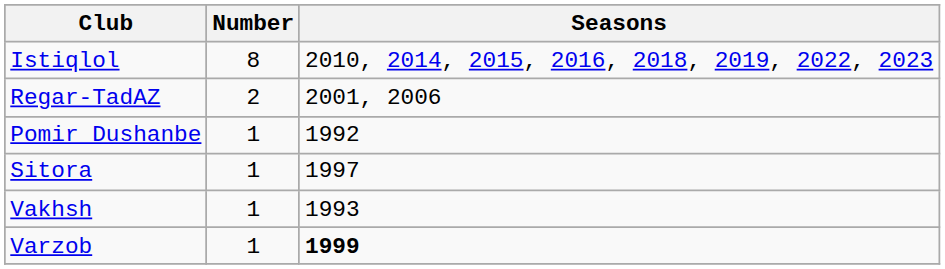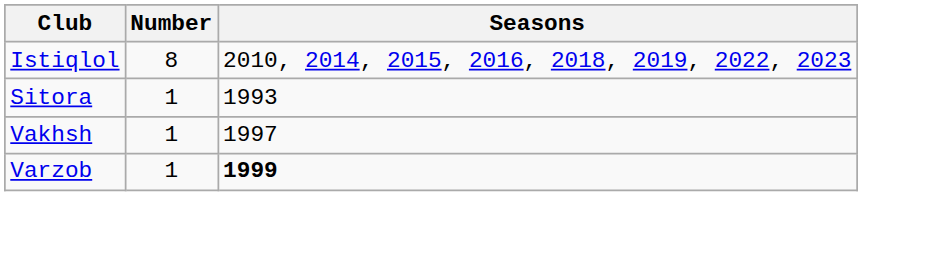- row: (85, 98)
- row: (106, 135)
(332, 172) 1997 -> (250, 98) 1993
(332, 209) 1993 -> (250, 135) 1997
